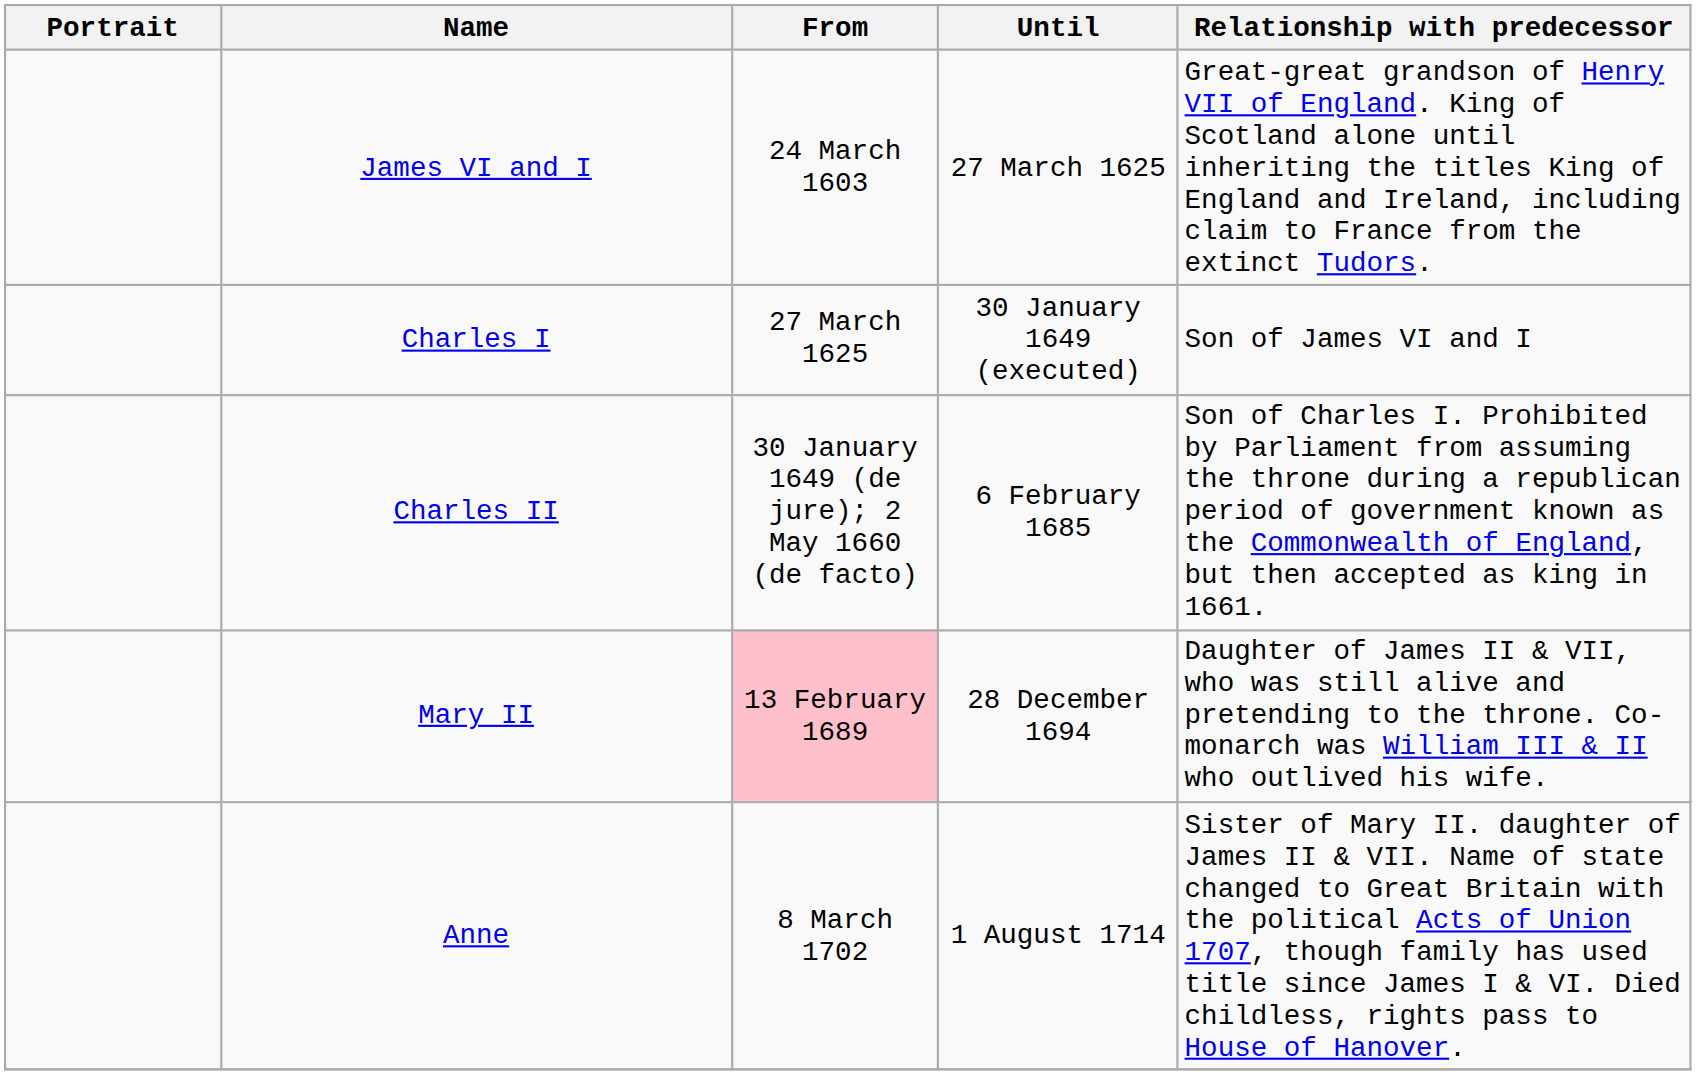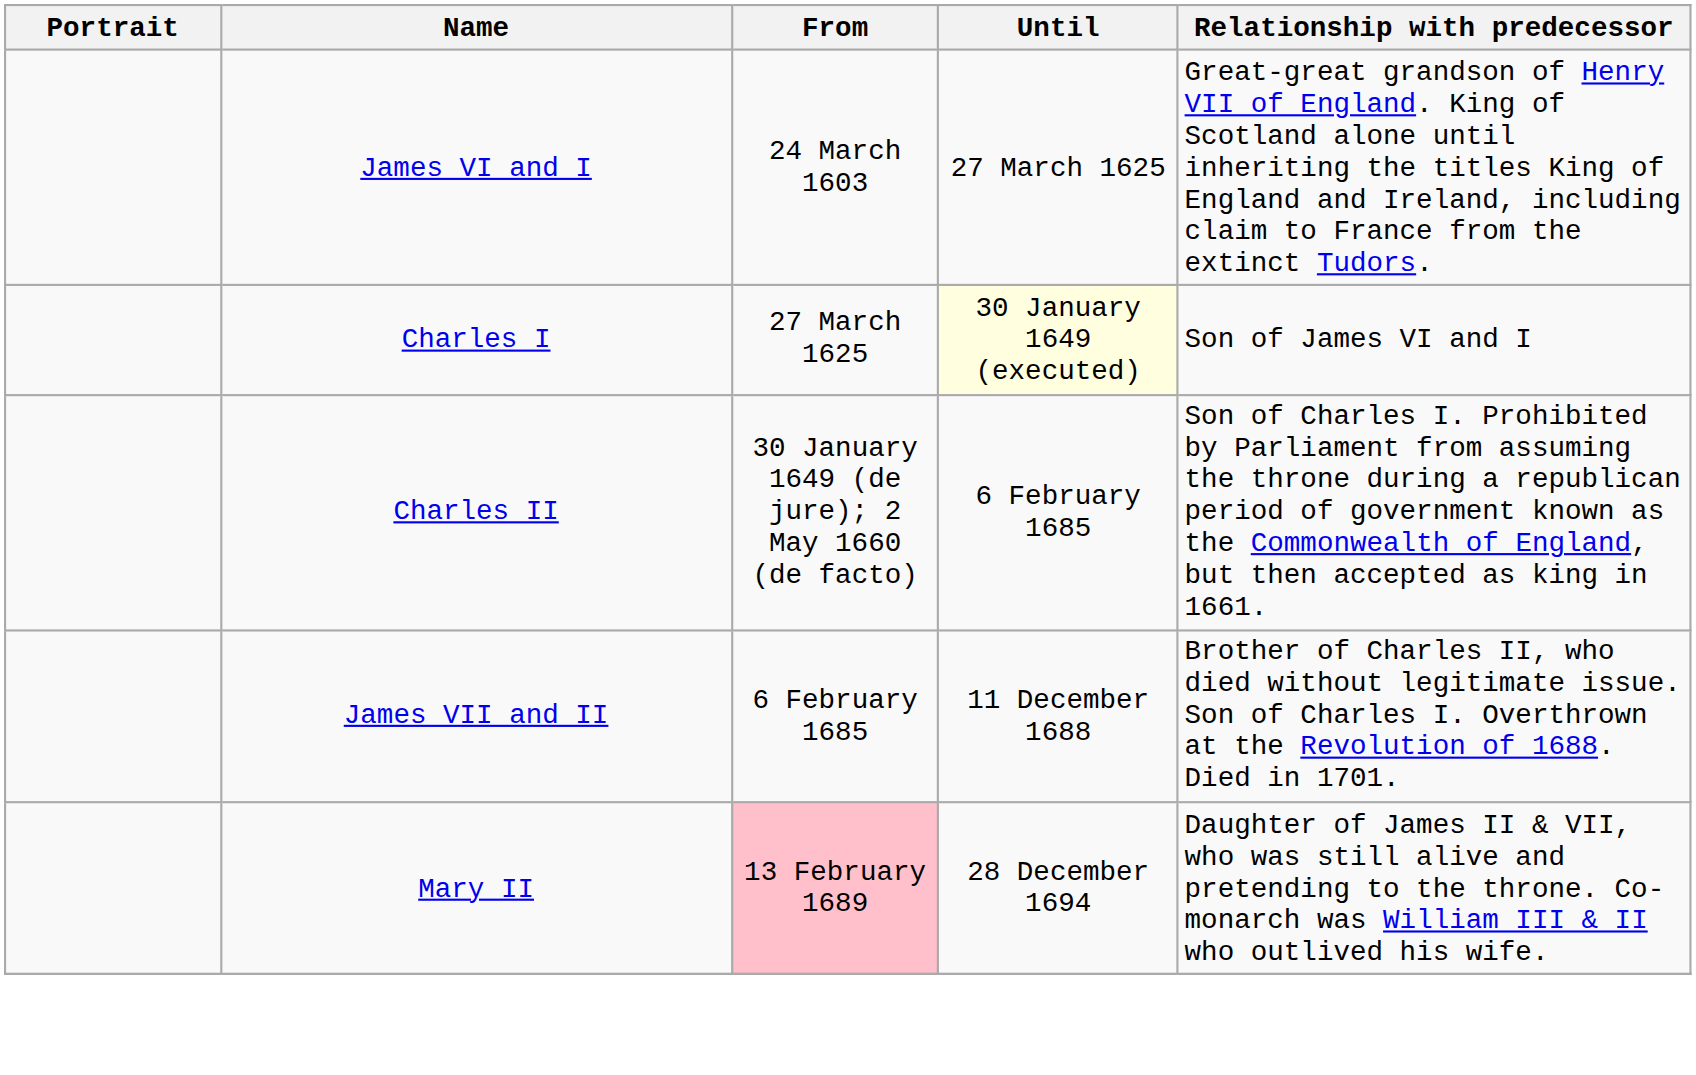(1058, 340) no background -> (1058, 340) lightyellow background
+ row: (476, 716)
- row: (476, 936)
